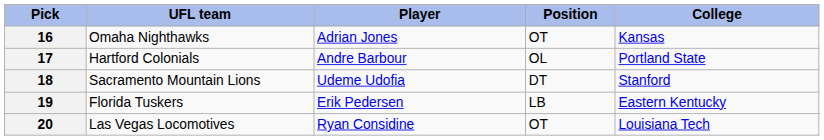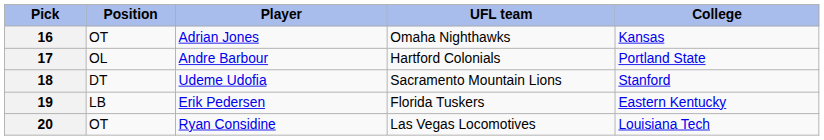columns swapped: (200, 15) <-> (570, 15)
